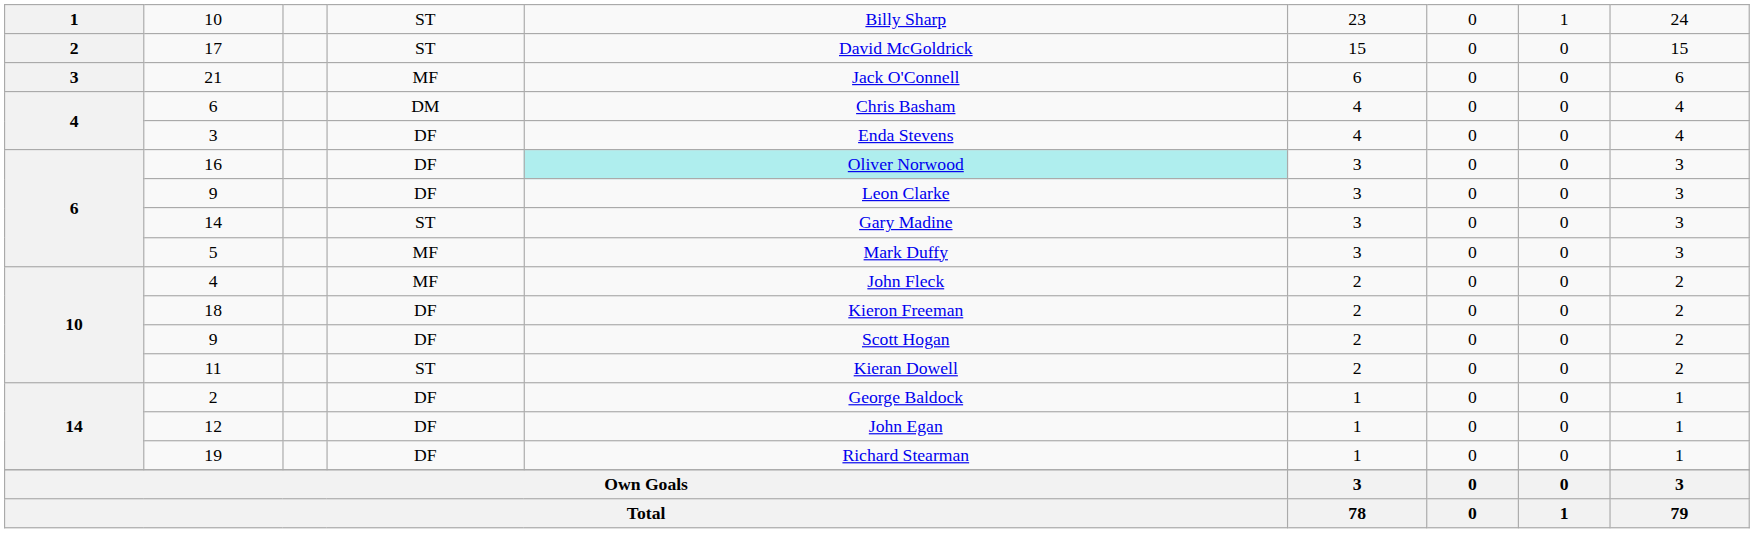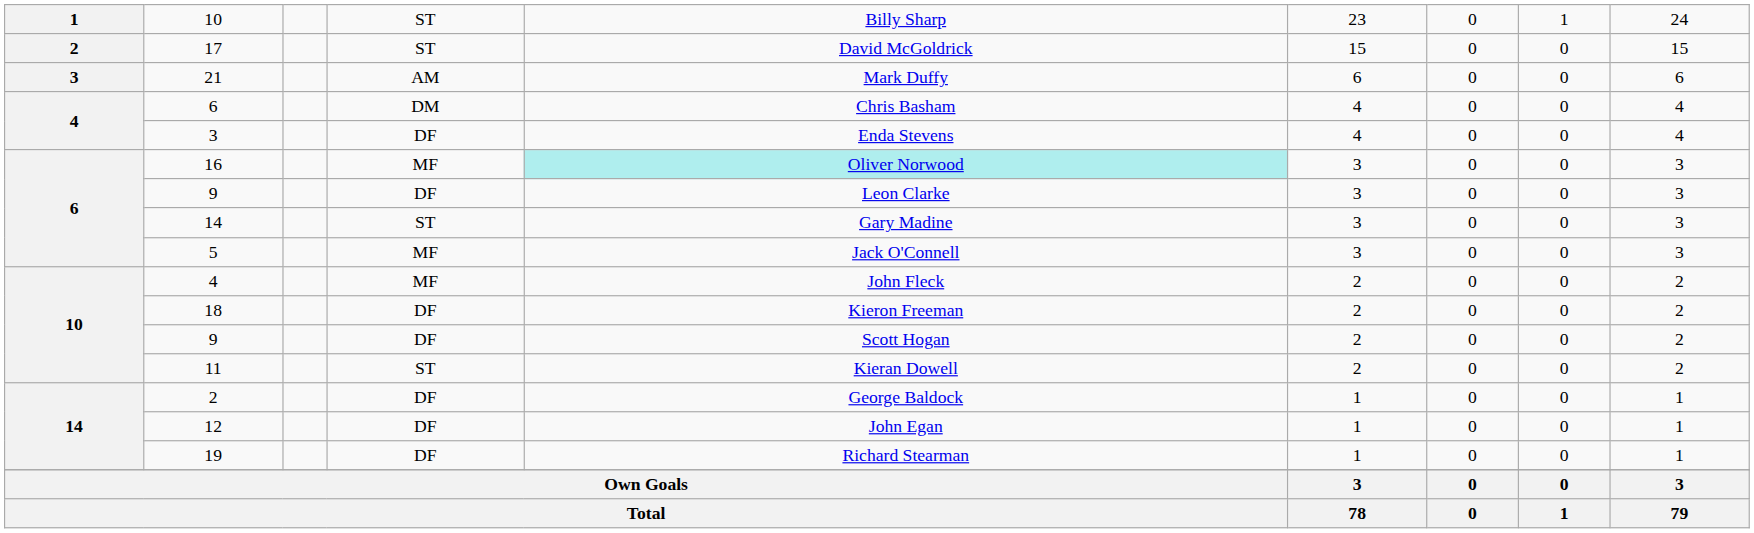(425, 77) MF -> (425, 77) AM
(906, 77) Jack O'Connell -> (906, 77) Mark Duffy
(425, 164) DF -> (425, 164) MF
(906, 251) Mark Duffy -> (906, 251) Jack O'Connell
